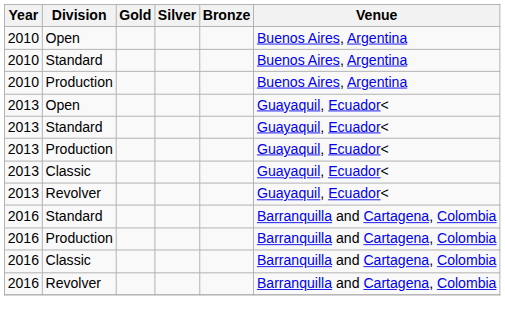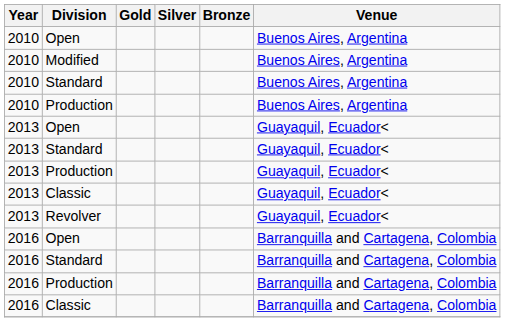+ row: (23, 60)
+ row: (23, 238)
- row: (23, 283)
